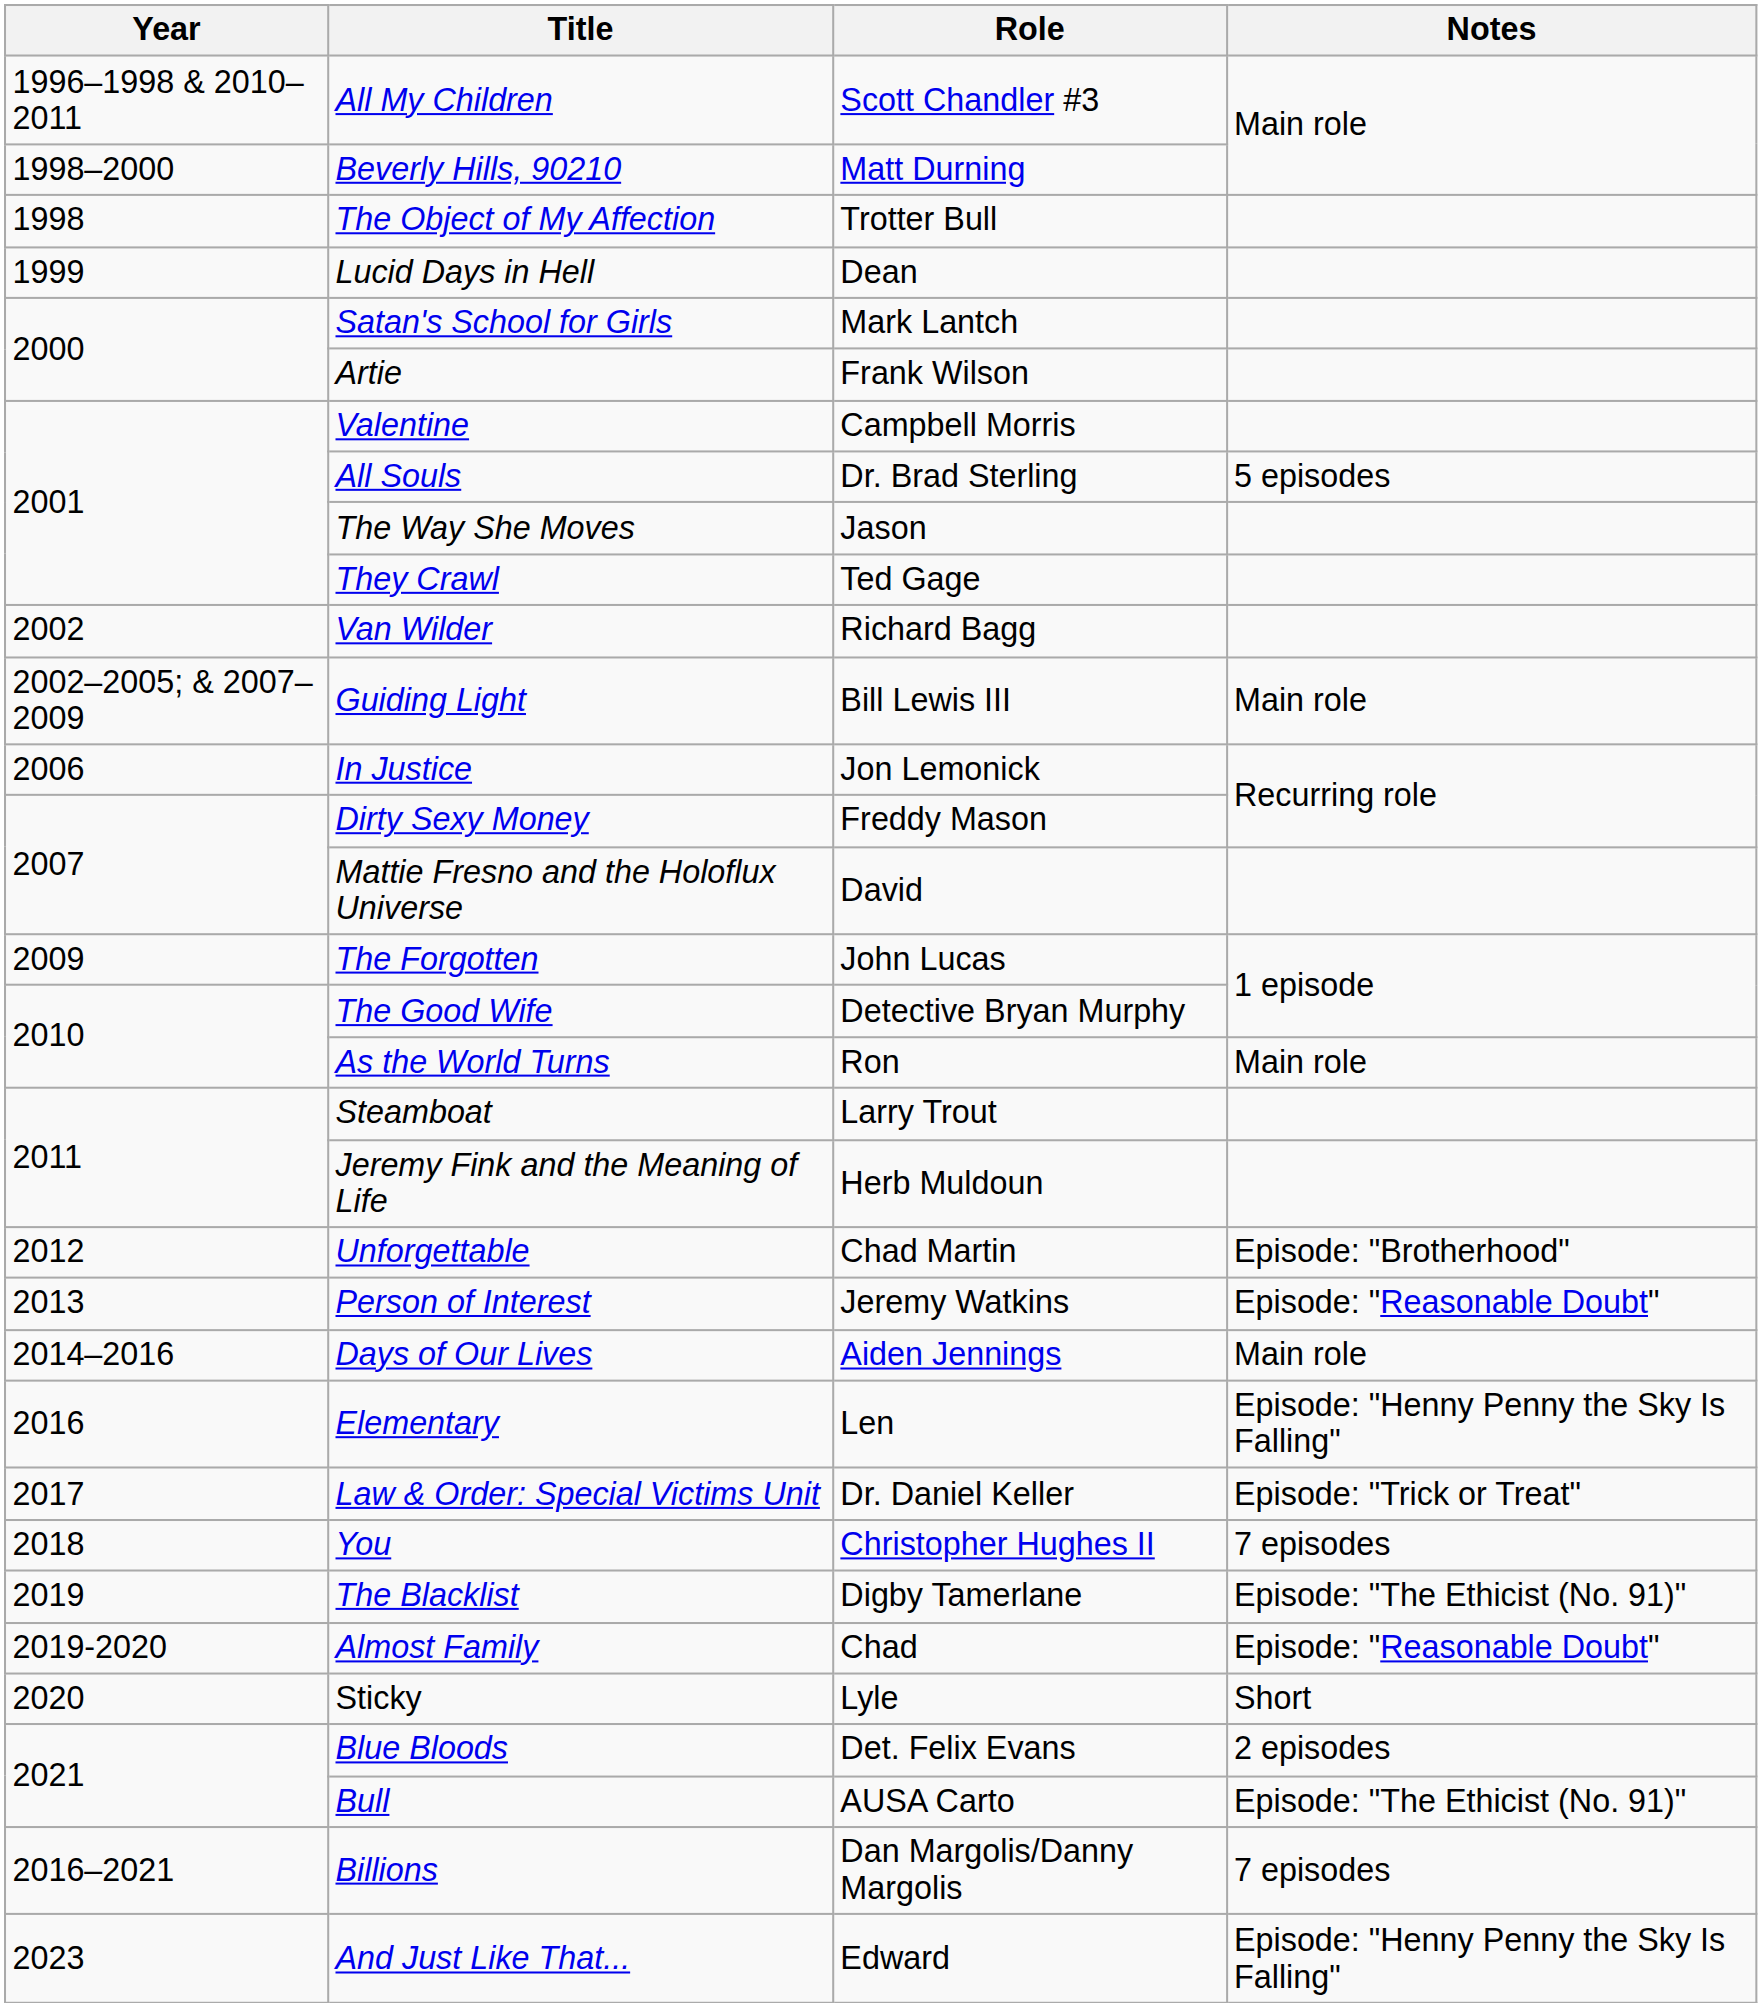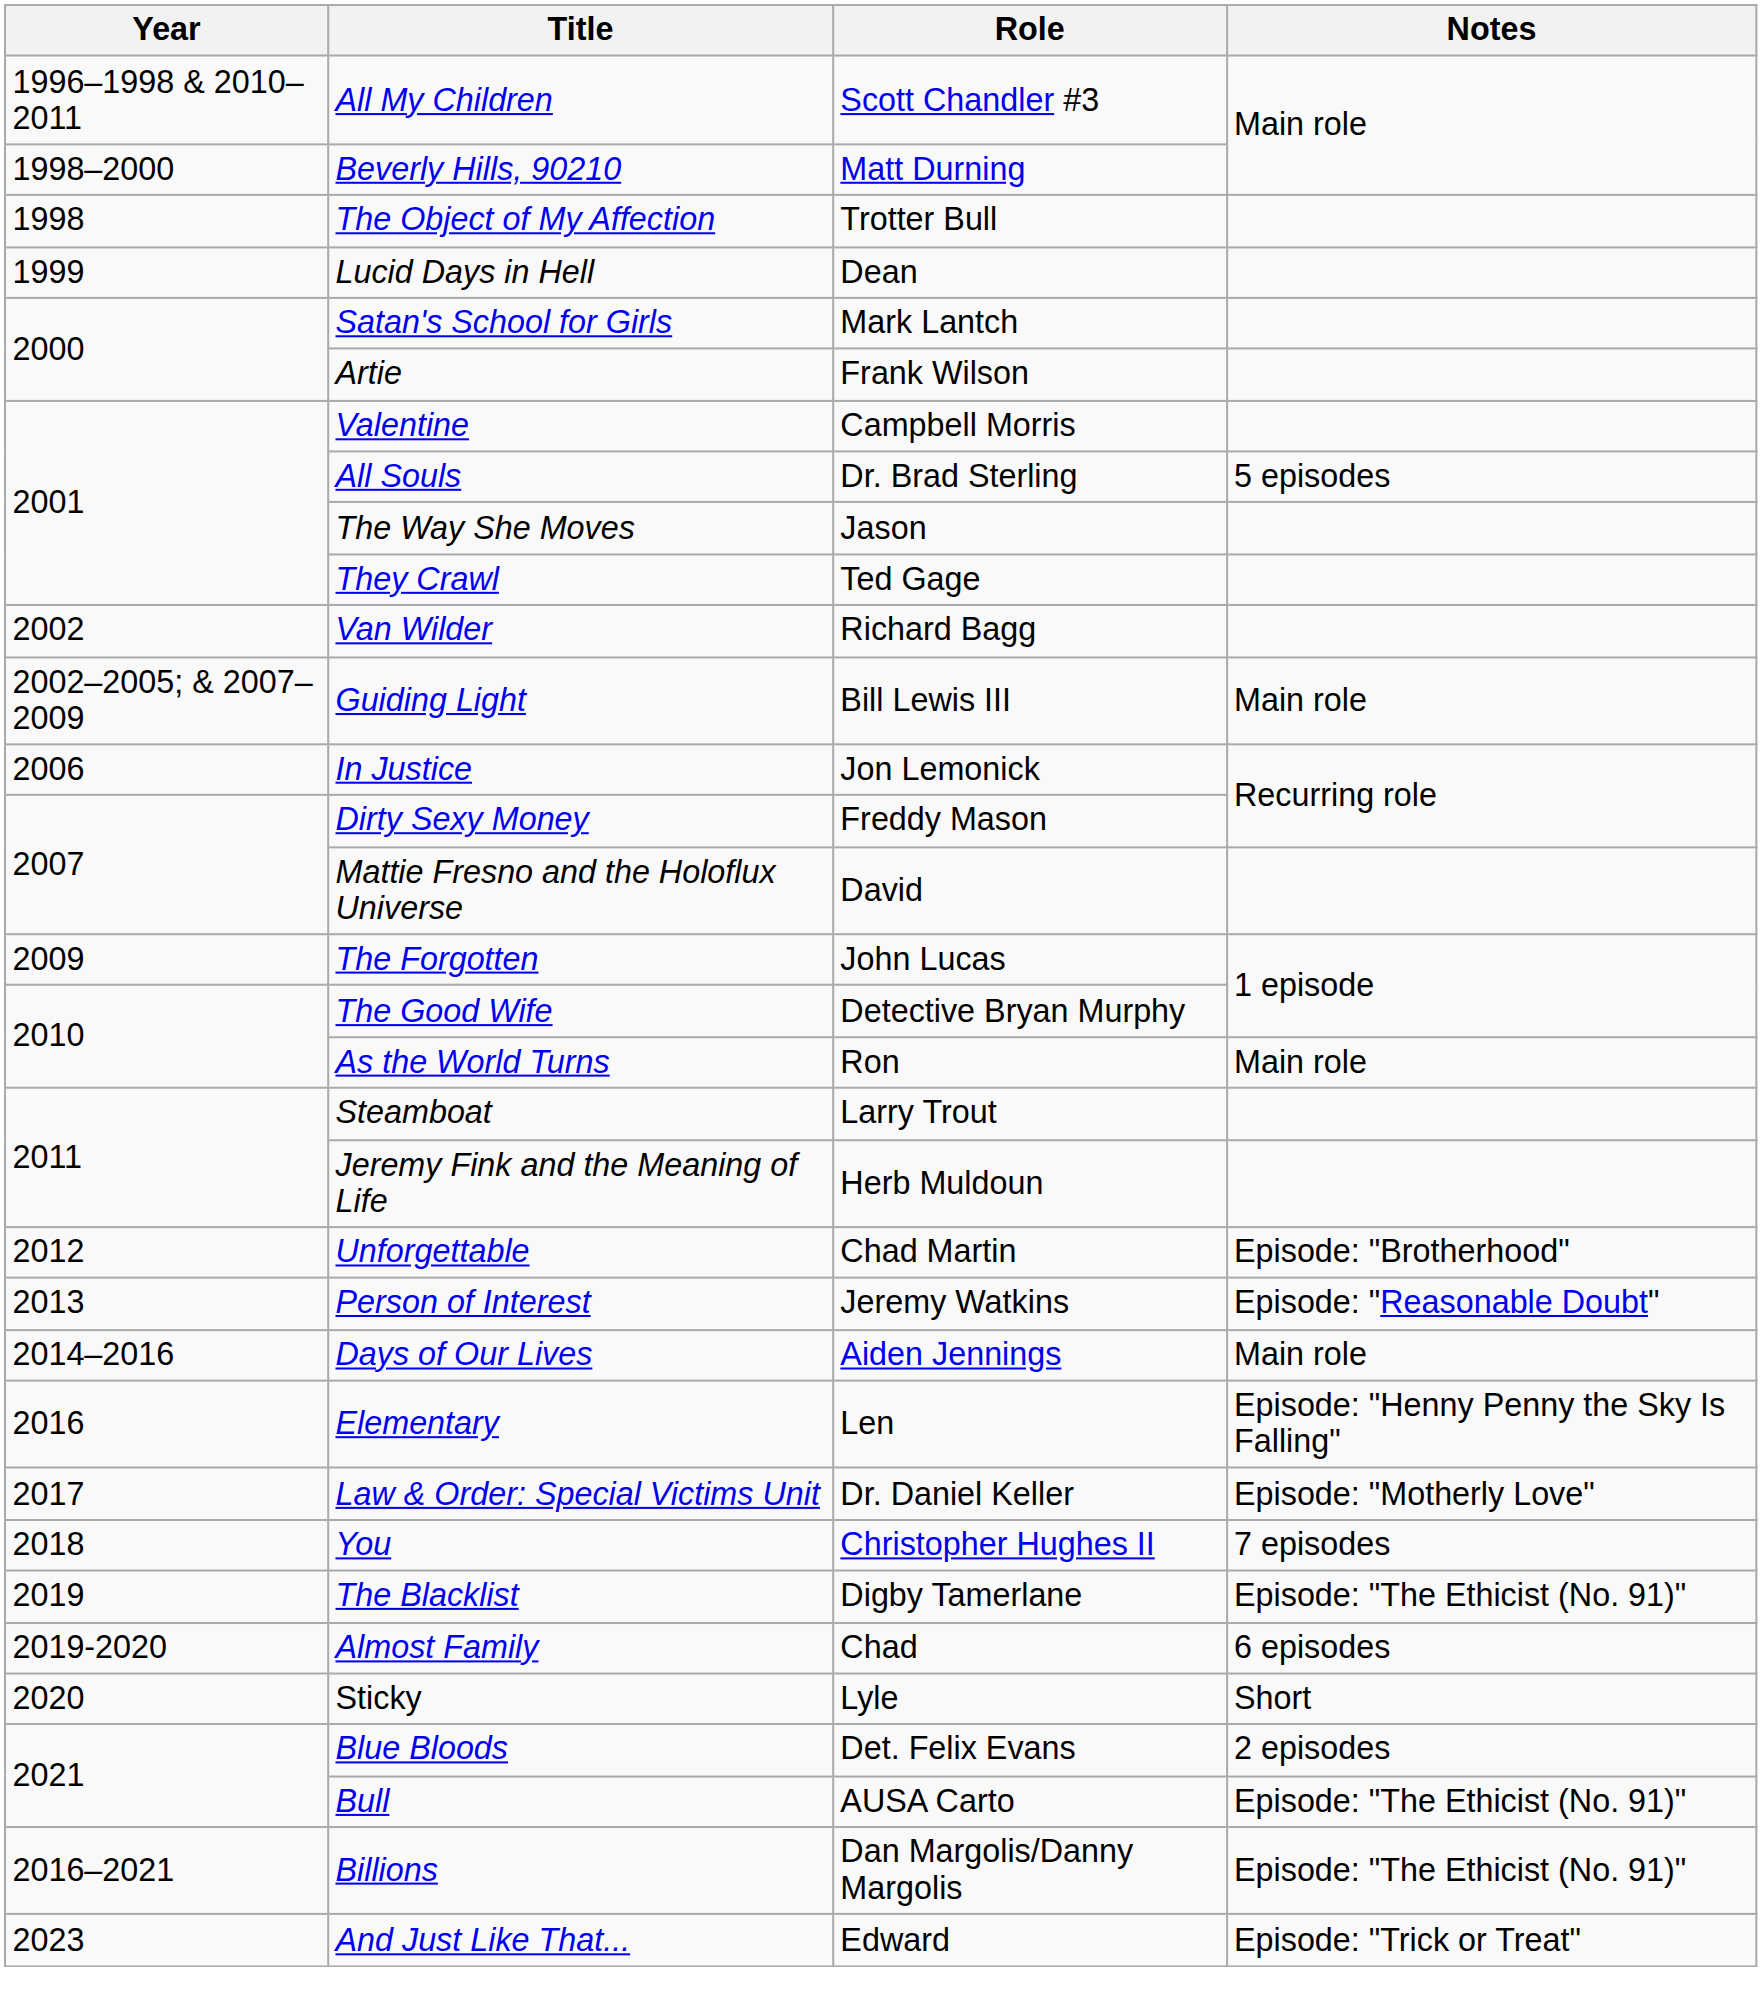(1407, 1493) Episode: "Trick or Treat" -> (1414, 1493) Episode: "Motherly Love"
(1447, 1647) Episode: "Reasonable Doubt" -> (1312, 1647) 6 episodes
(1312, 1870) 7 episodes -> (1460, 1870) Episode: "The Ethicist (No. 91)"
(1480, 1957) Episode: "Henny Penny the Sky Is Falling" -> (1407, 1939) Episode: "Trick or Treat"
